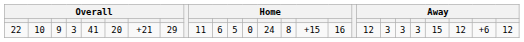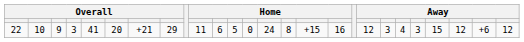(403, 30) 3 -> (403, 30) 4
